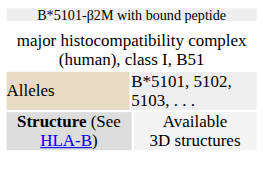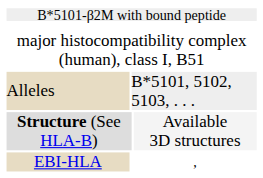+ row: (68, 161)
